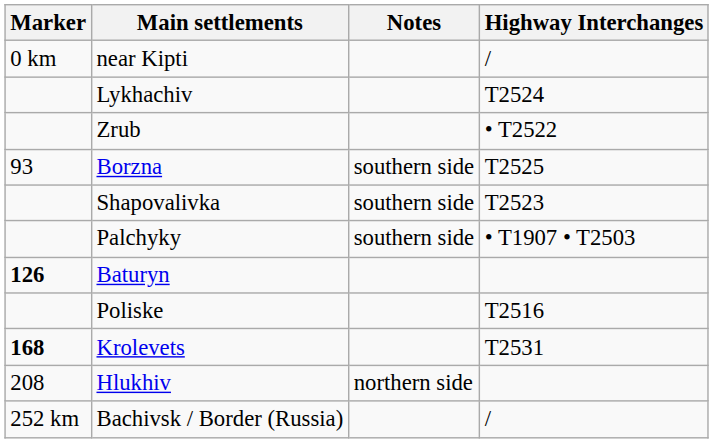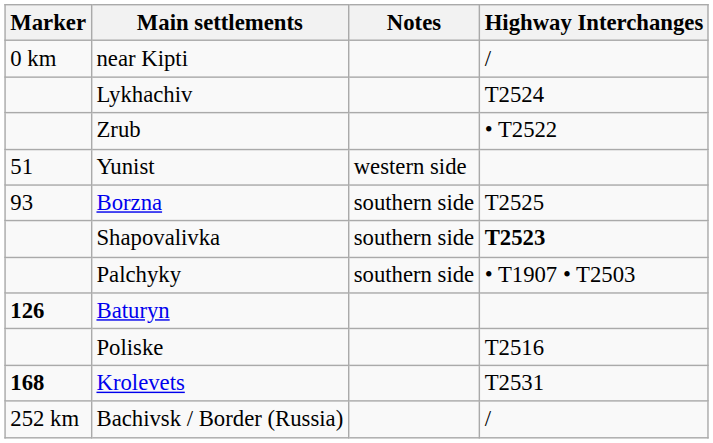+ row: (126, 166)
(514, 202) normal -> (515, 238) bold
- row: (134, 382)
